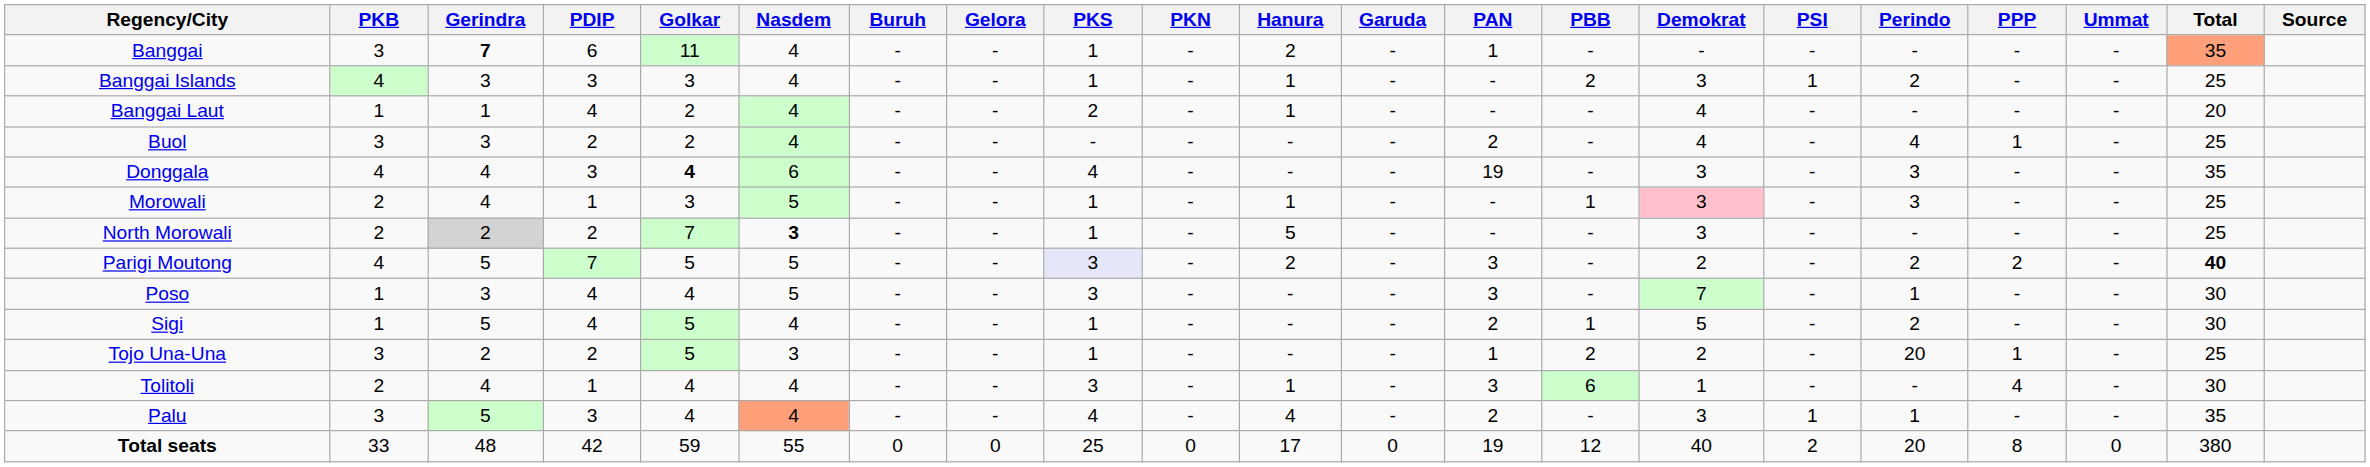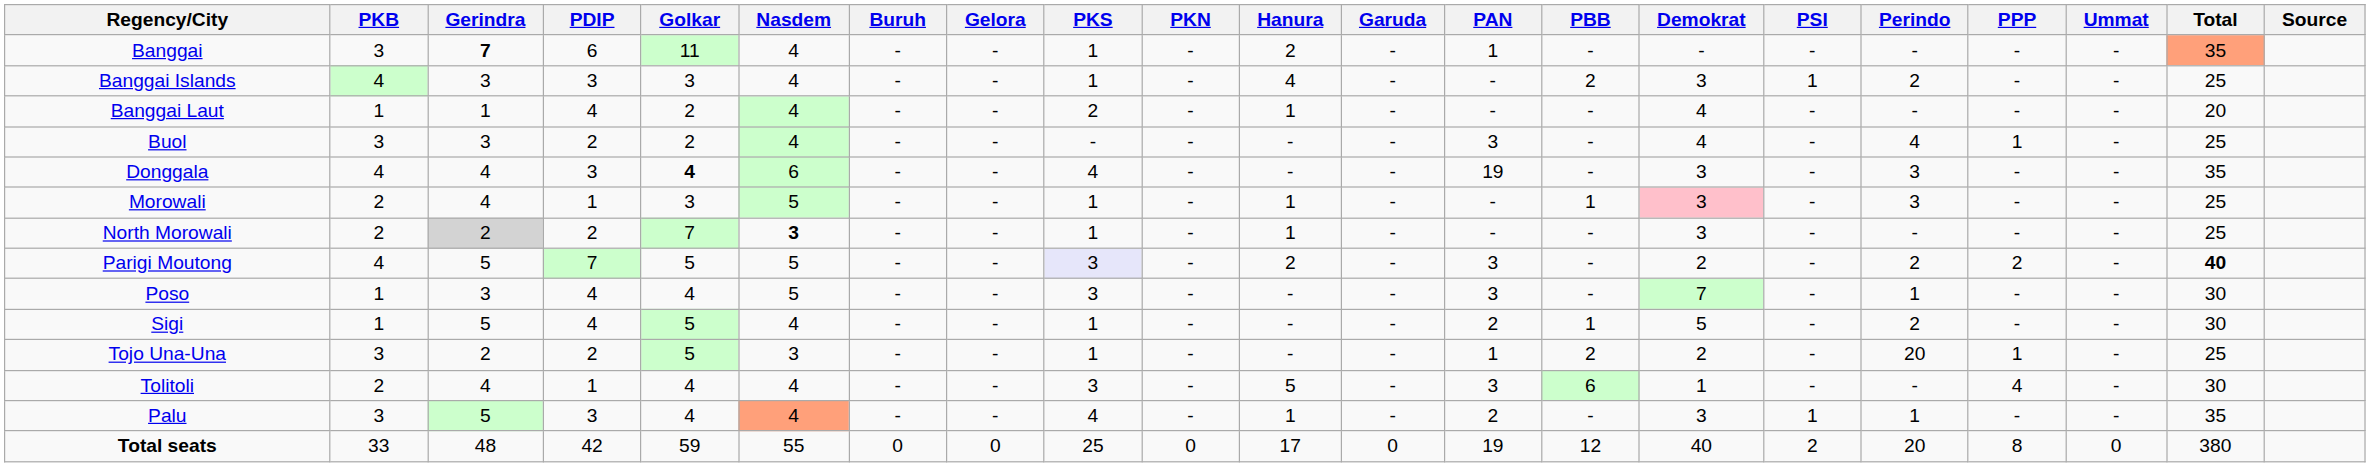(1290, 80) 1 -> (1290, 80) 4
(1493, 141) 2 -> (1493, 141) 3
(1290, 232) 5 -> (1290, 232) 1
(1290, 385) 1 -> (1290, 385) 5
(1290, 415) 4 -> (1290, 415) 1
